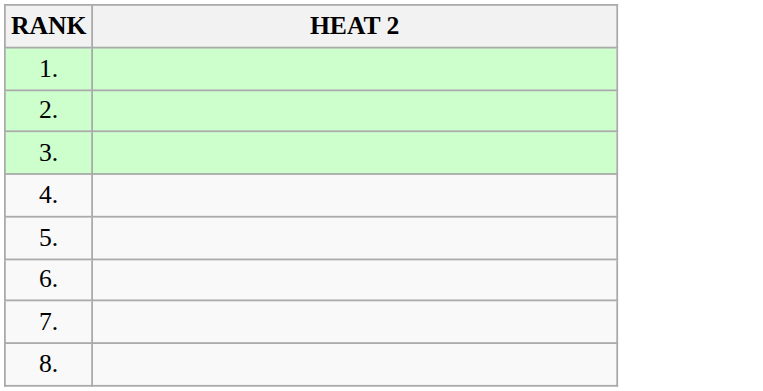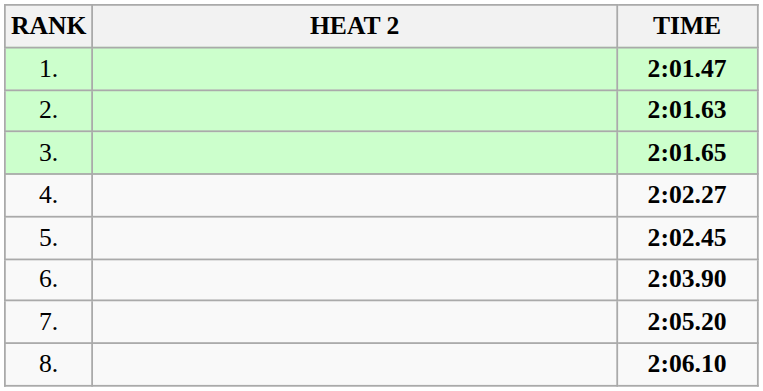+ column: (687, 26)
